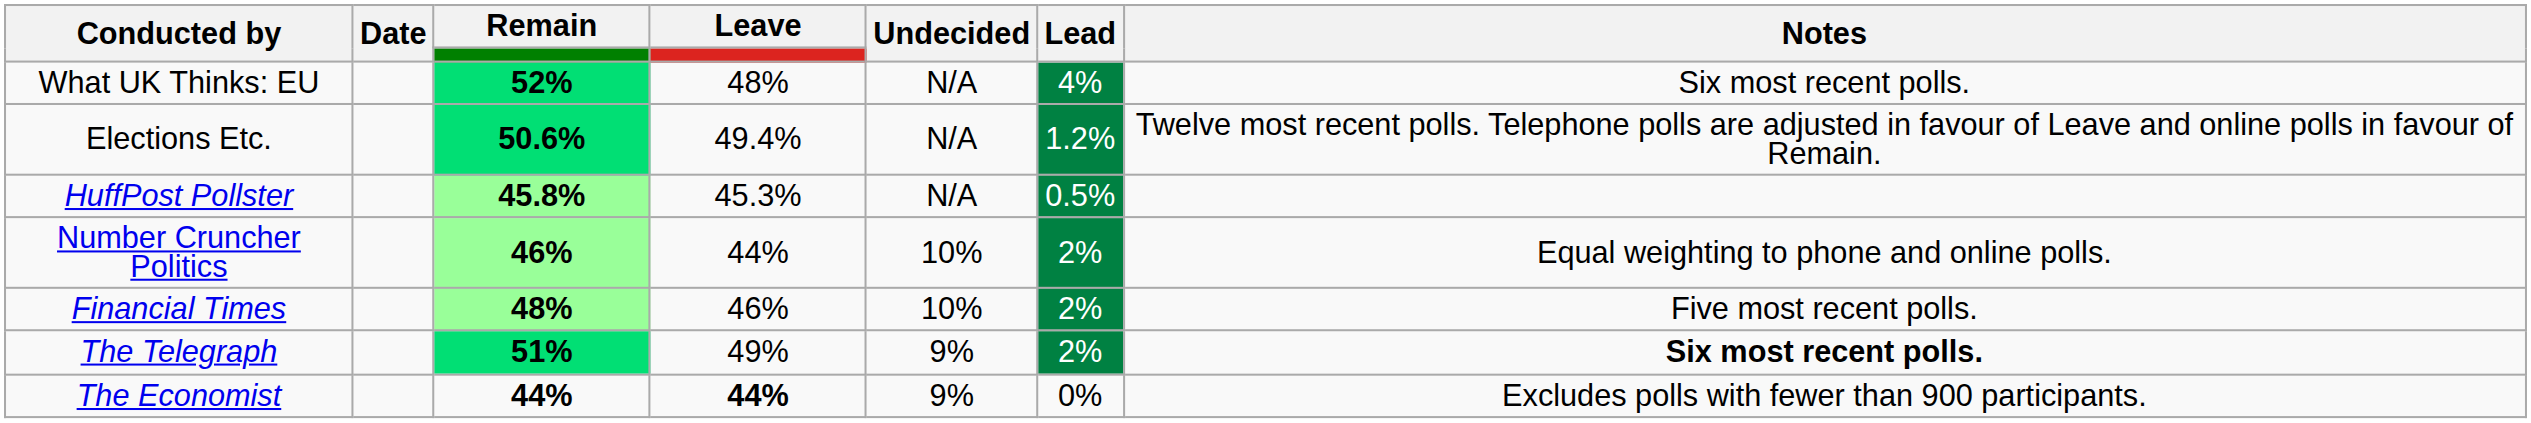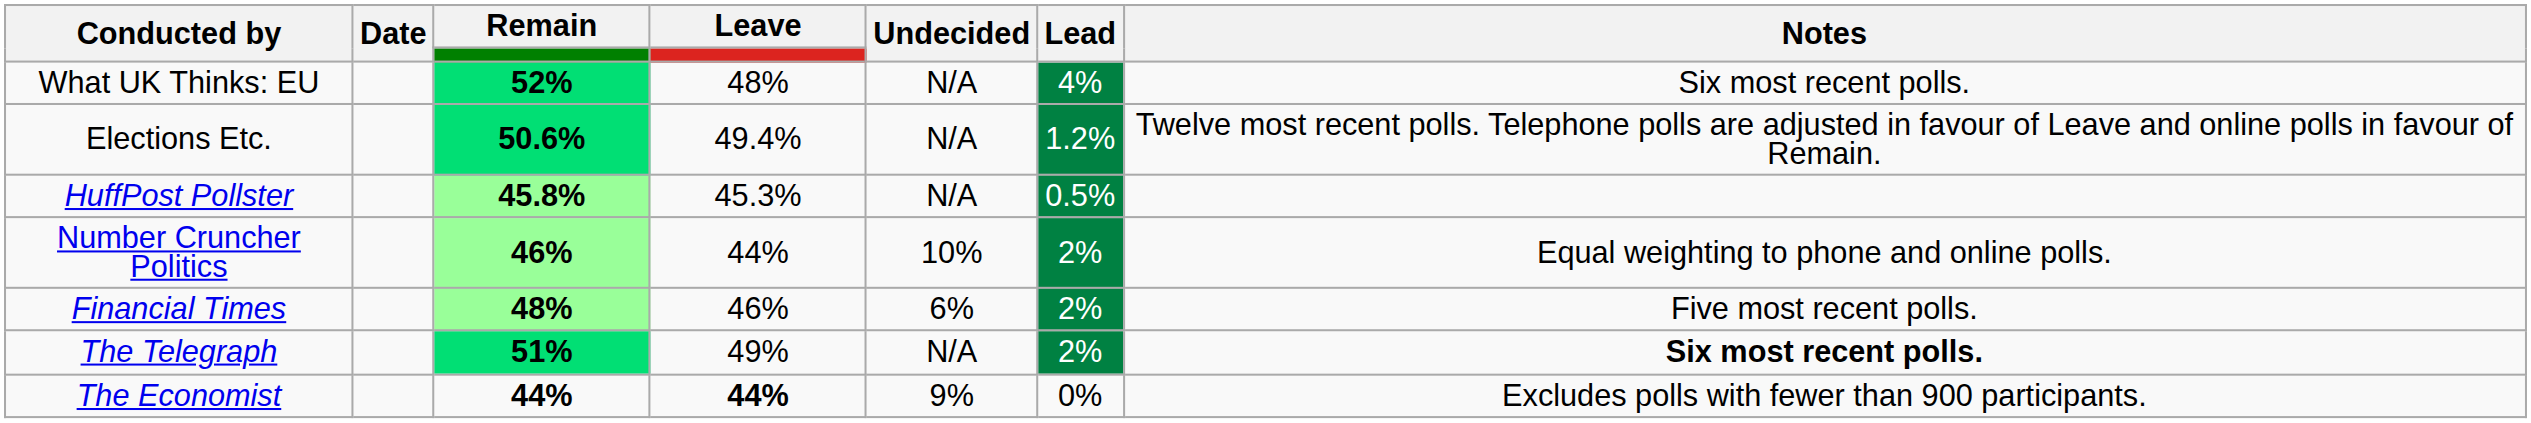(952, 309) 10% -> (952, 309) 6%
(952, 352) 9% -> (952, 352) N/A
